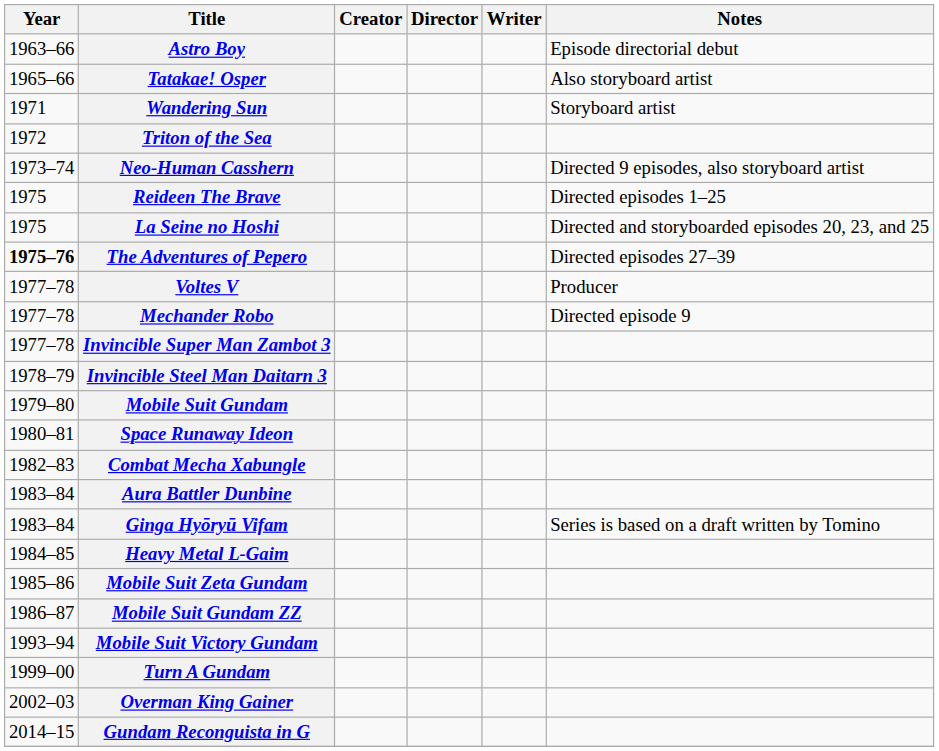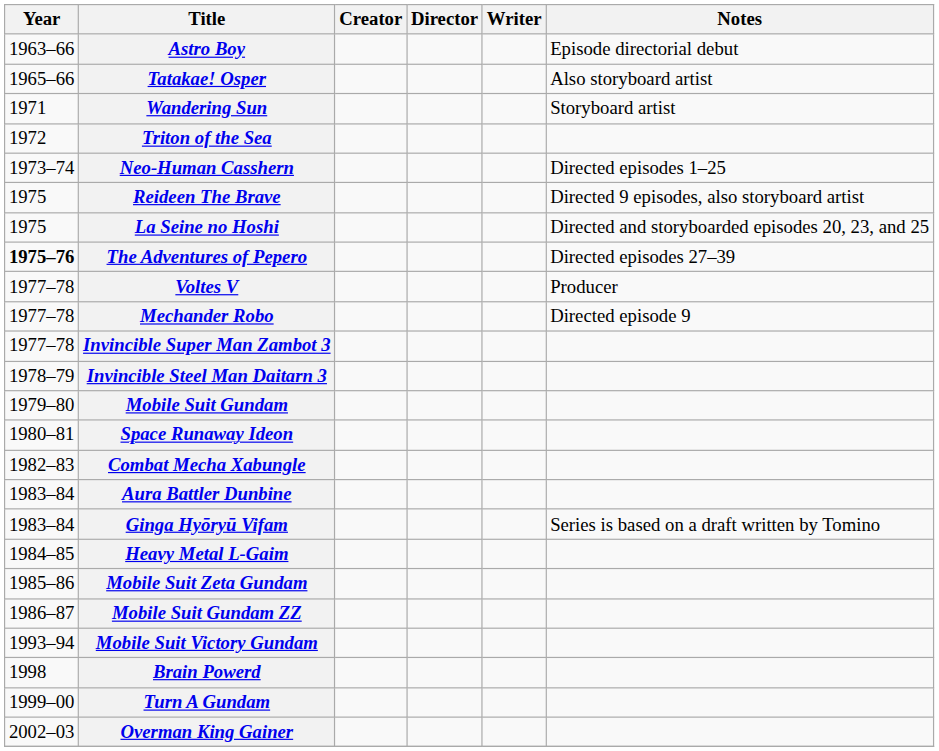(707, 167) Directed 9 episodes, also storyboard artist -> (638, 167) Directed episodes 1–25
(638, 197) Directed episodes 1–25 -> (707, 197) Directed 9 episodes, also storyboard artist
+ row: (207, 672)
- row: (207, 731)
